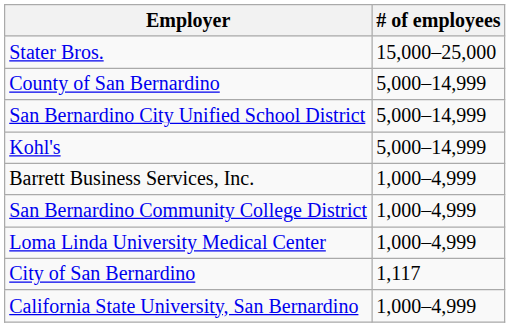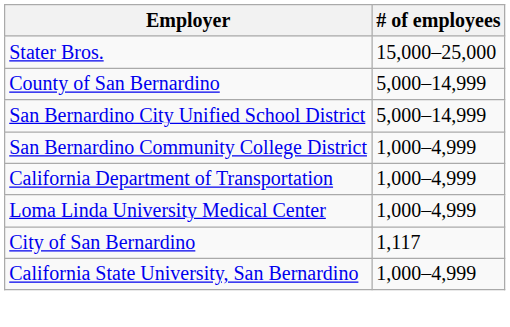- row: (35, 147)
- row: (132, 178)
+ row: (171, 178)
